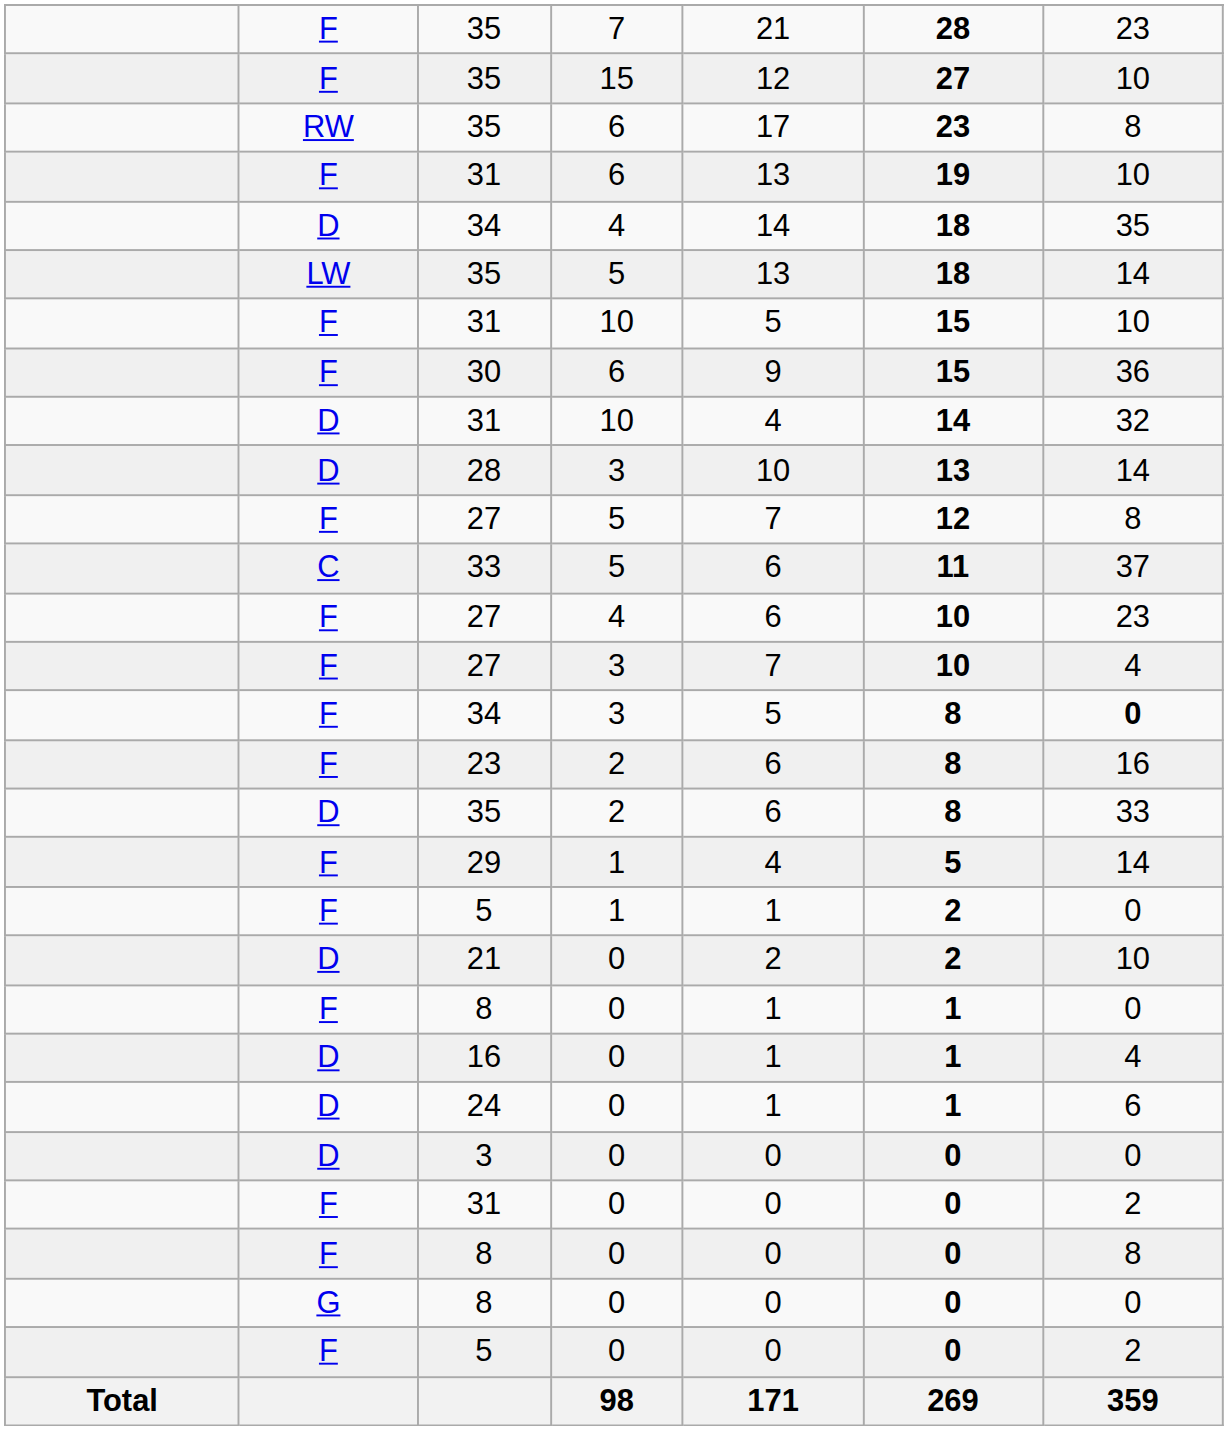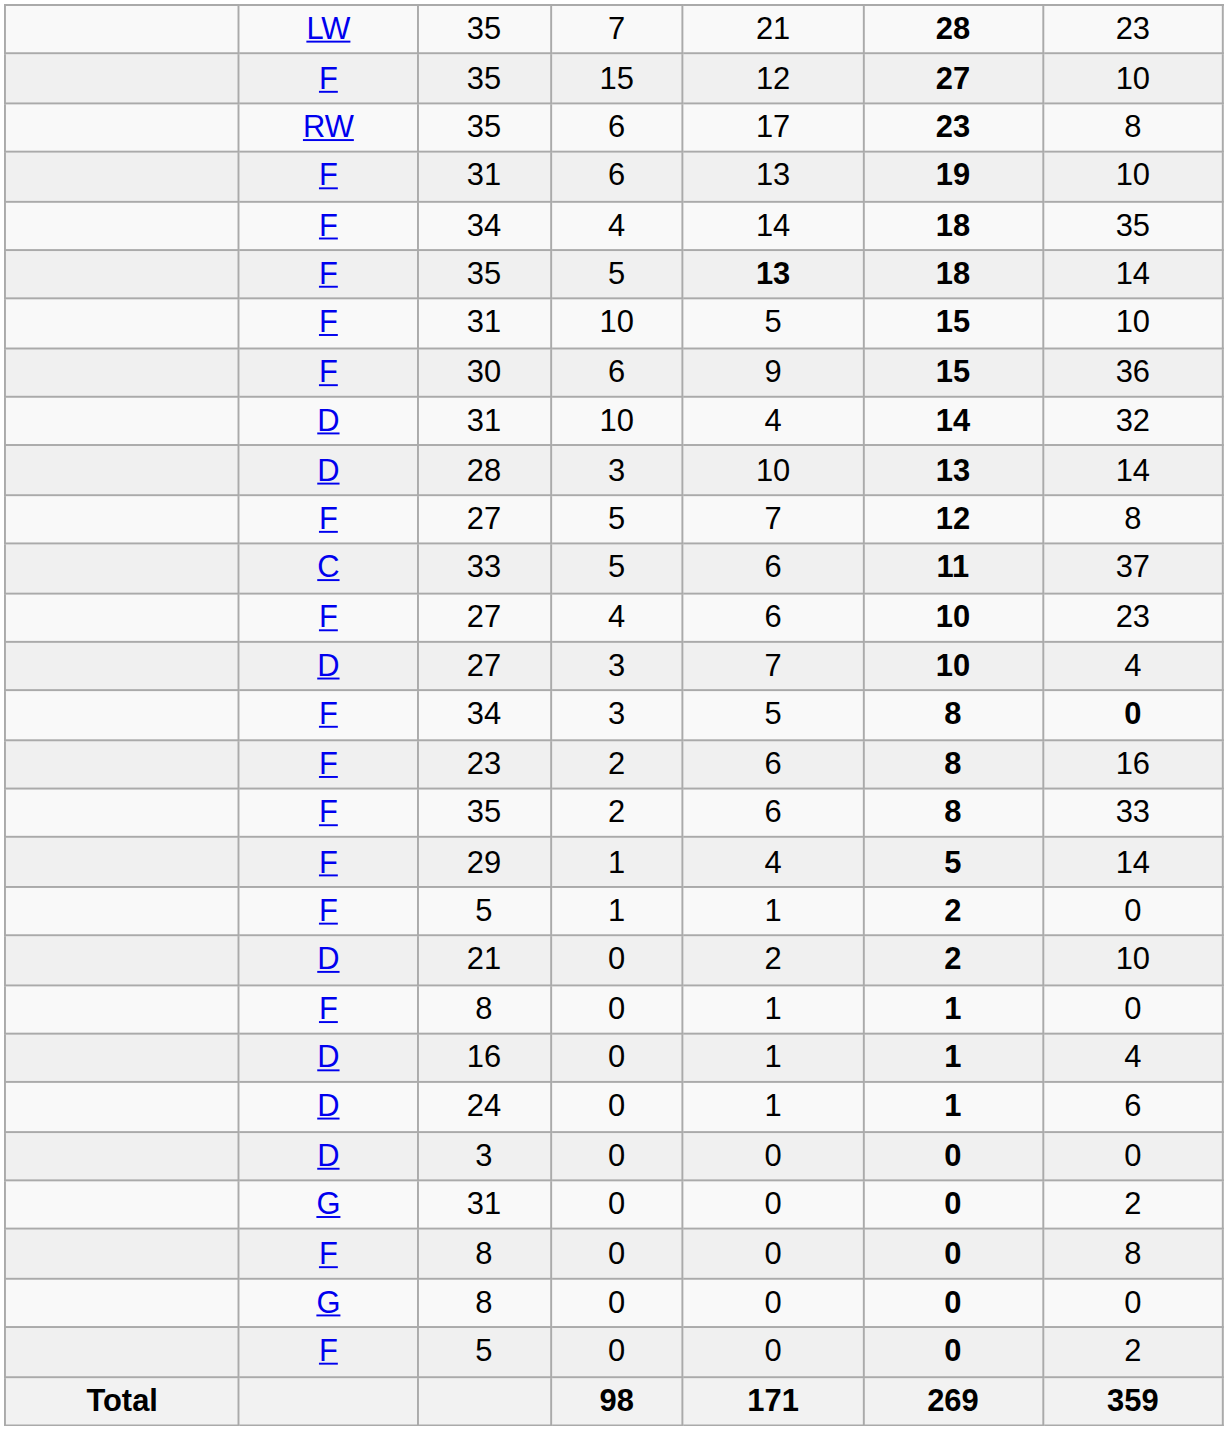(328, 28) F -> (328, 28) LW
(328, 224) D -> (328, 224) F
(328, 273) LW -> (328, 273) F
(773, 273) normal -> (773, 273) bold
(328, 665) F -> (328, 665) D
(328, 812) D -> (328, 812) F
(328, 1204) F -> (328, 1204) G
